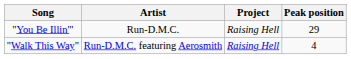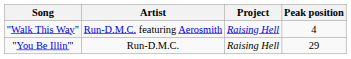rows swapped: (43, 45) <-> (43, 29)
